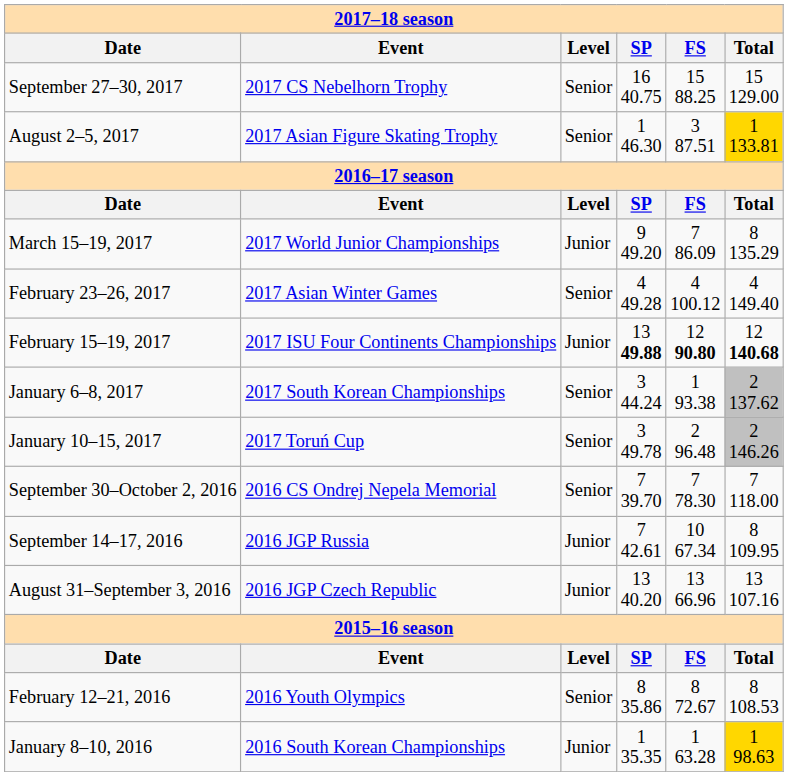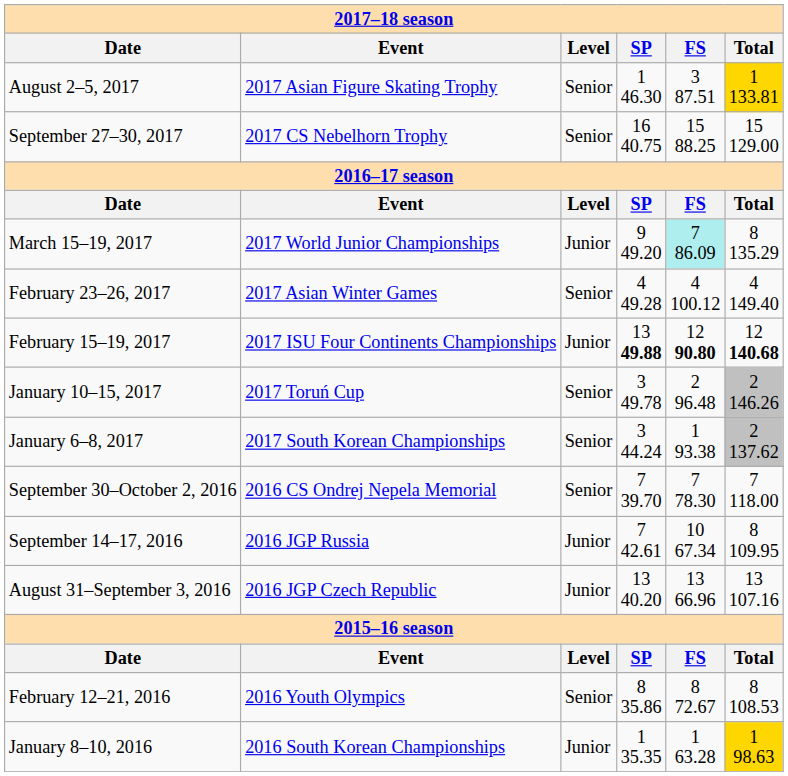rows swapped: (96, 87) <-> (74, 136)
(695, 243) no background -> (695, 243) paleturquoise background
rows swapped: (85, 441) <-> (76, 392)
